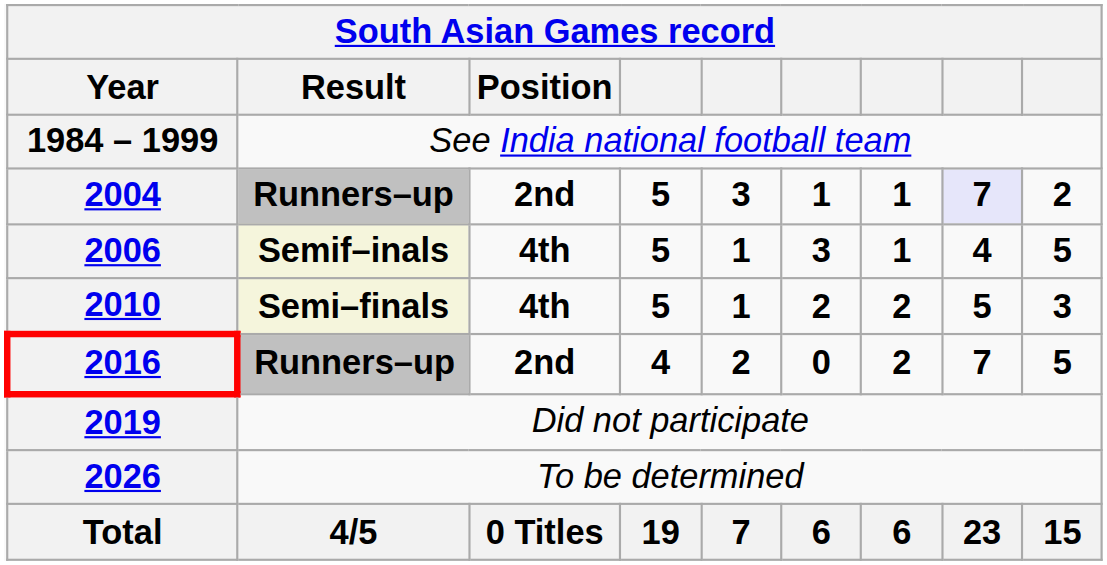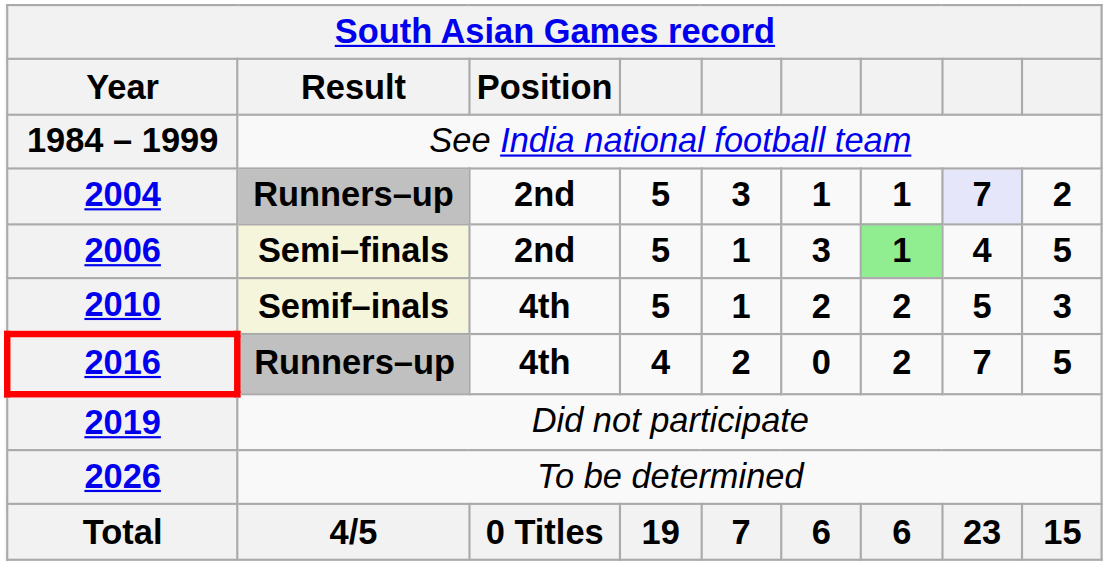(354, 250) Semif–inals -> (354, 250) Semi–finals
(545, 250) 4th -> (545, 250) 2nd
(902, 250) no background -> (902, 250) lightgreen background
(354, 305) Semi–finals -> (354, 305) Semif–inals
(545, 363) 2nd -> (545, 363) 4th
